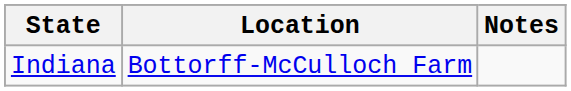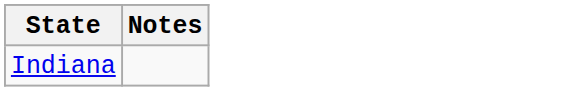- column: (300, 25)
